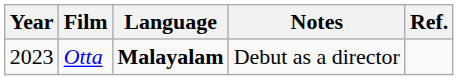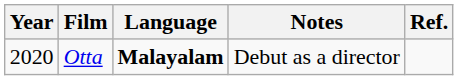(32, 56) 2023 -> (32, 56) 2020
